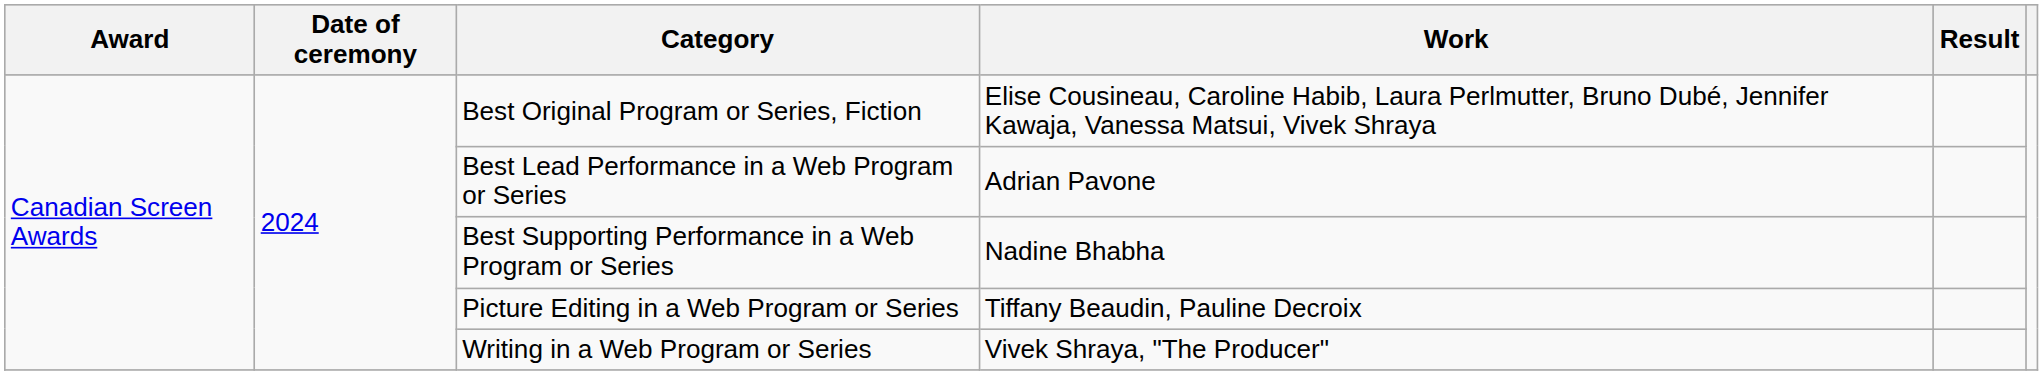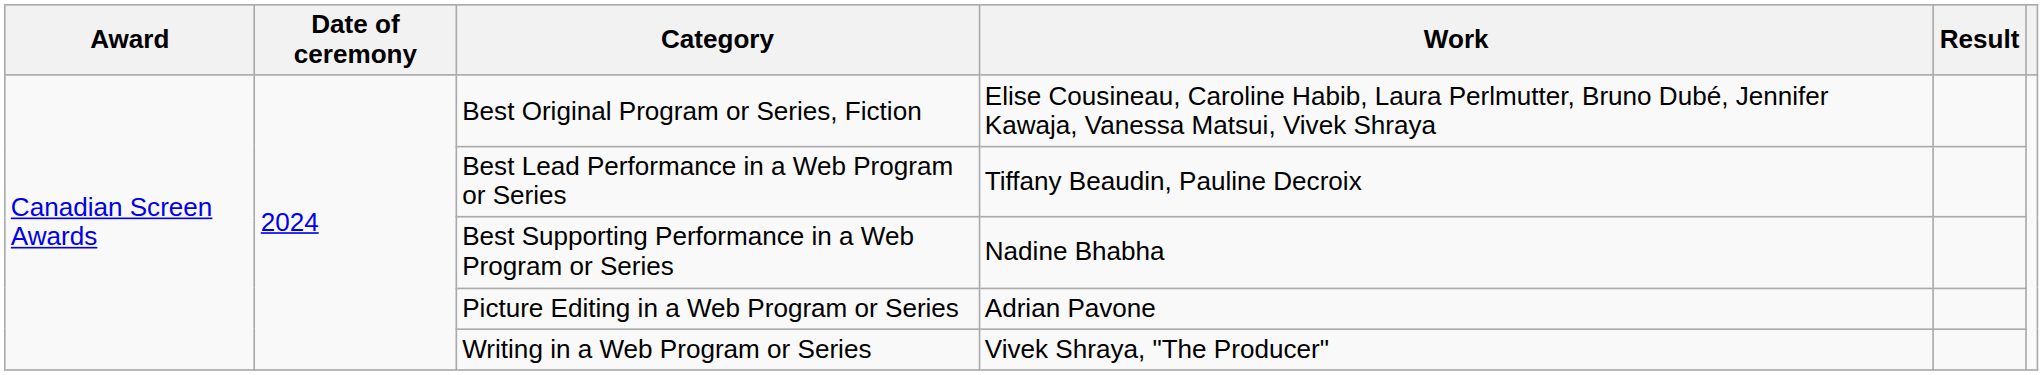(1070, 181) Adrian Pavone -> (1173, 181) Tiffany Beaudin, Pauline Decroix
(1173, 307) Tiffany Beaudin, Pauline Decroix -> (1070, 307) Adrian Pavone
